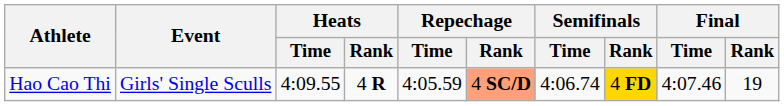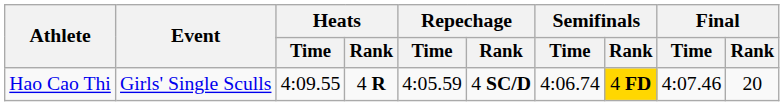(501, 84) lightsalmon background -> (501, 84) no background
(752, 84) 19 -> (752, 84) 20
